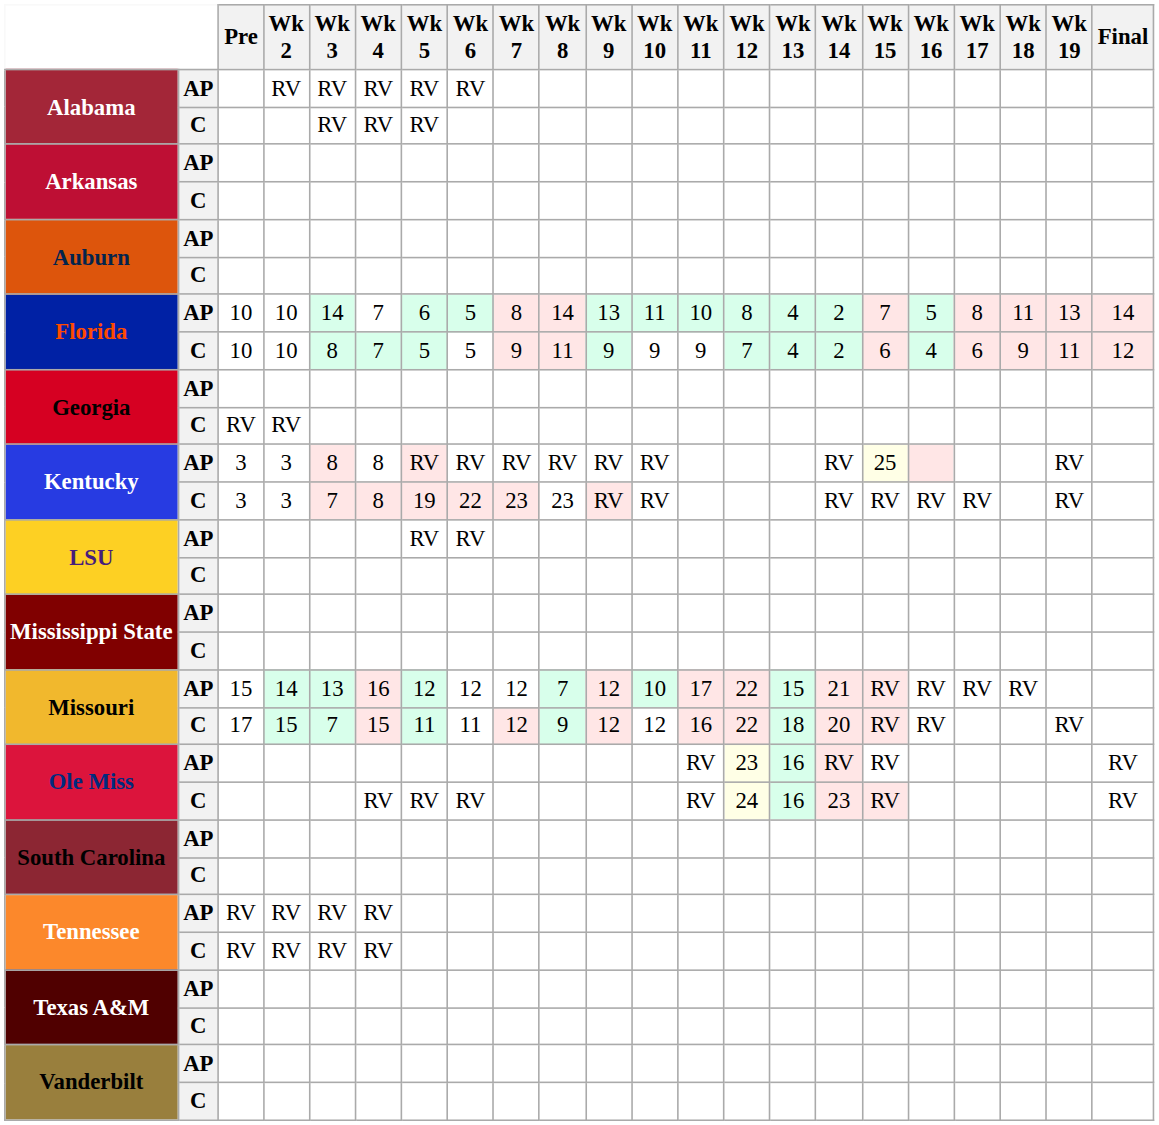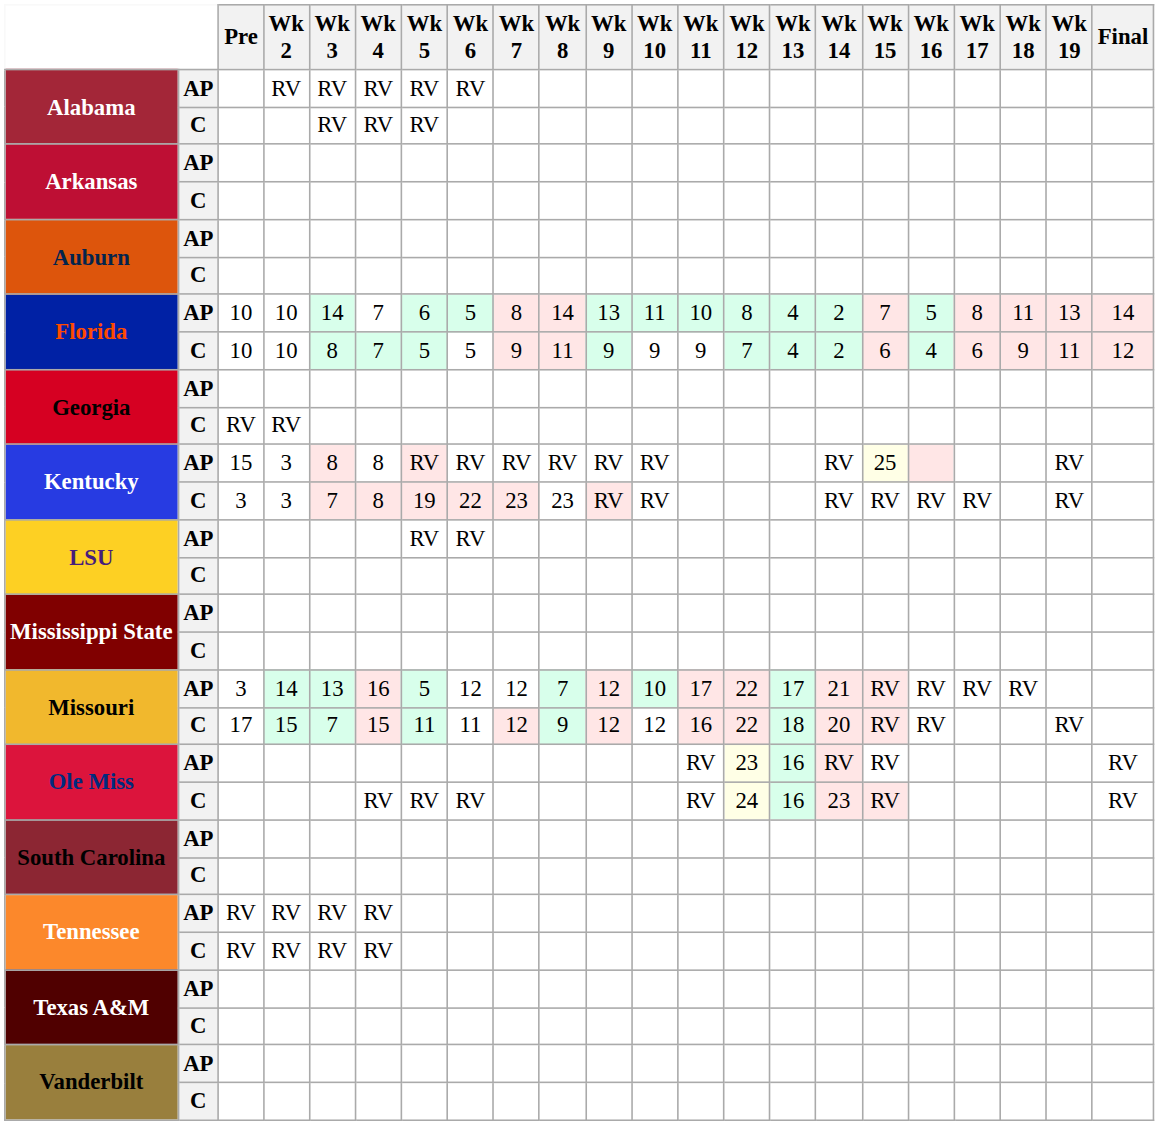(241, 463) 3 -> (241, 463) 15
(241, 688) 15 -> (241, 688) 3
(424, 688) 12 -> (424, 688) 5
(793, 688) 15 -> (793, 688) 17
